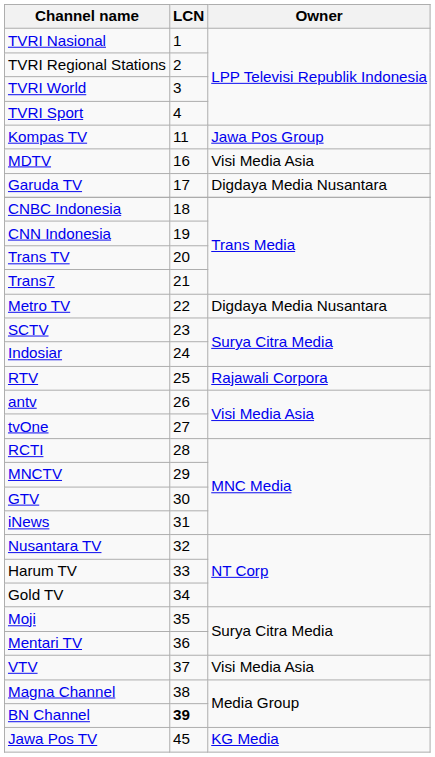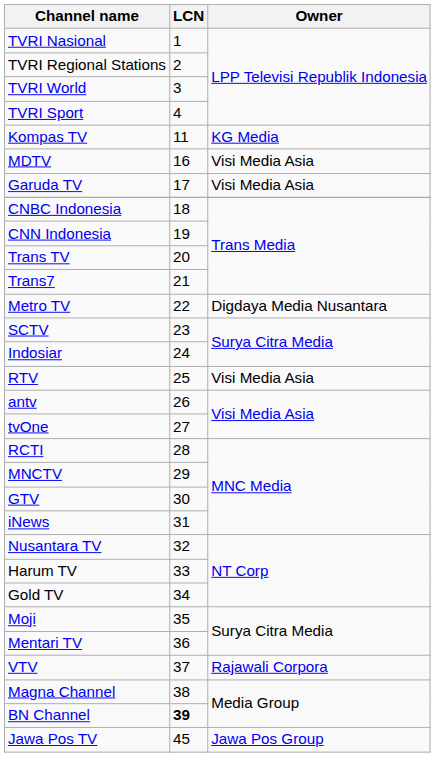(267, 137) Jawa Pos Group -> (245, 137) KG Media
(299, 185) Digdaya Media Nusantara -> (263, 185) Visi Media Asia
(270, 378) Rajawali Corpora -> (263, 378) Visi Media Asia
(263, 667) Visi Media Asia -> (270, 667) Rajawali Corpora
(245, 739) KG Media -> (267, 739) Jawa Pos Group
